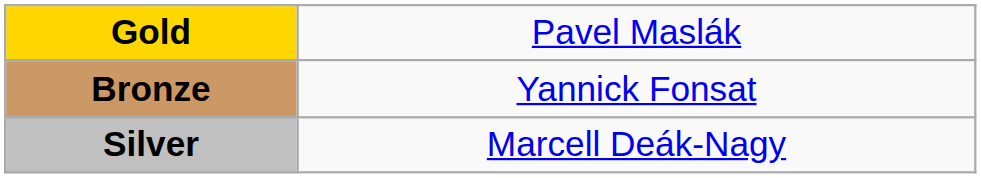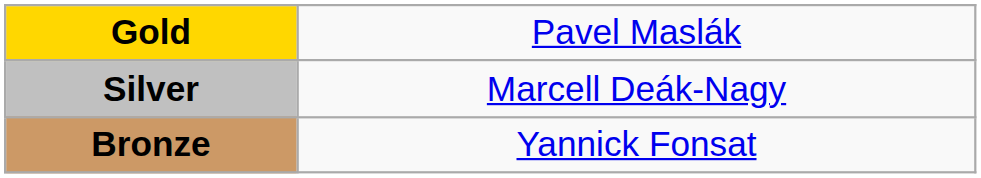rows swapped: (151, 144) <-> (151, 88)
